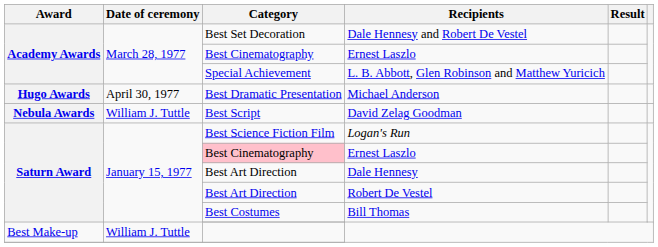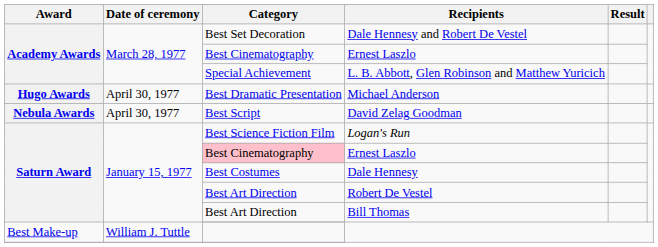(148, 113) William J. Tuttle -> (143, 113) April 30, 1977
(251, 172) Best Art Direction -> (242, 172) Best Costumes
(242, 212) Best Costumes -> (251, 212) Best Art Direction
